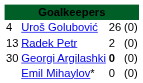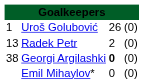(9, 27) 4 -> (9, 27) 1
(12, 58) 30 -> (12, 58) 38
